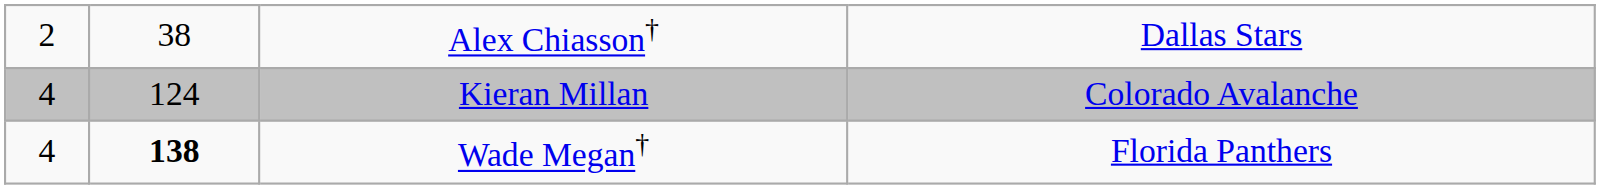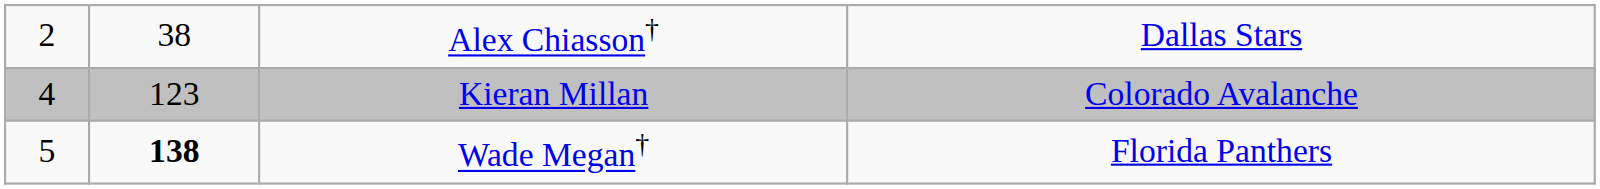(174, 93) 124 -> (174, 93) 123
(47, 151) 4 -> (47, 151) 5
